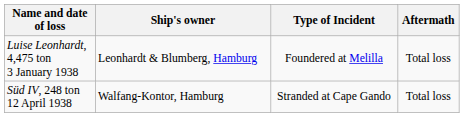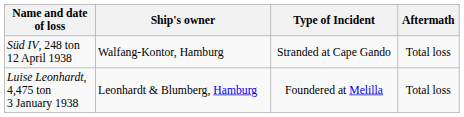rows swapped: (47, 58) <-> (43, 96)
